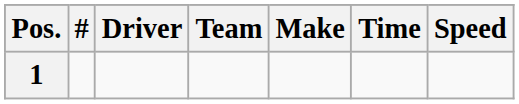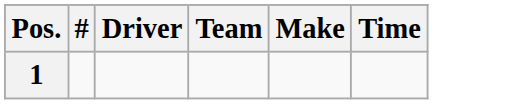- column: (470, 28)
